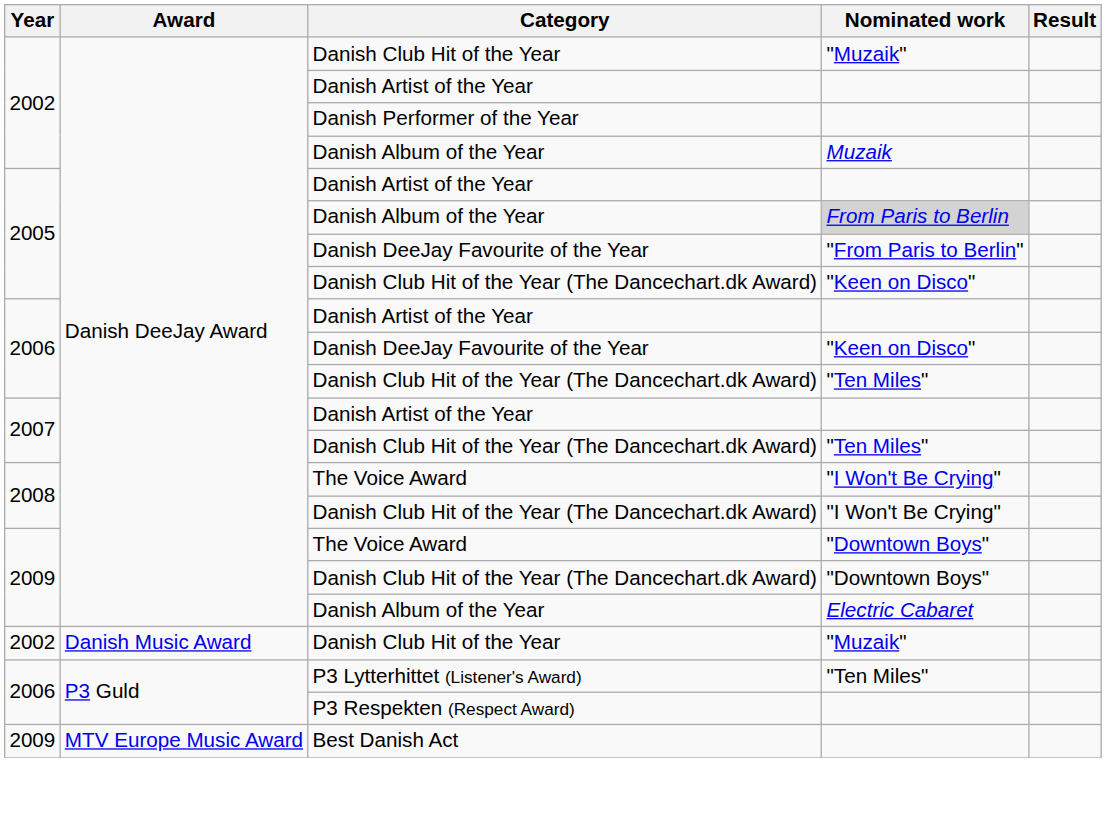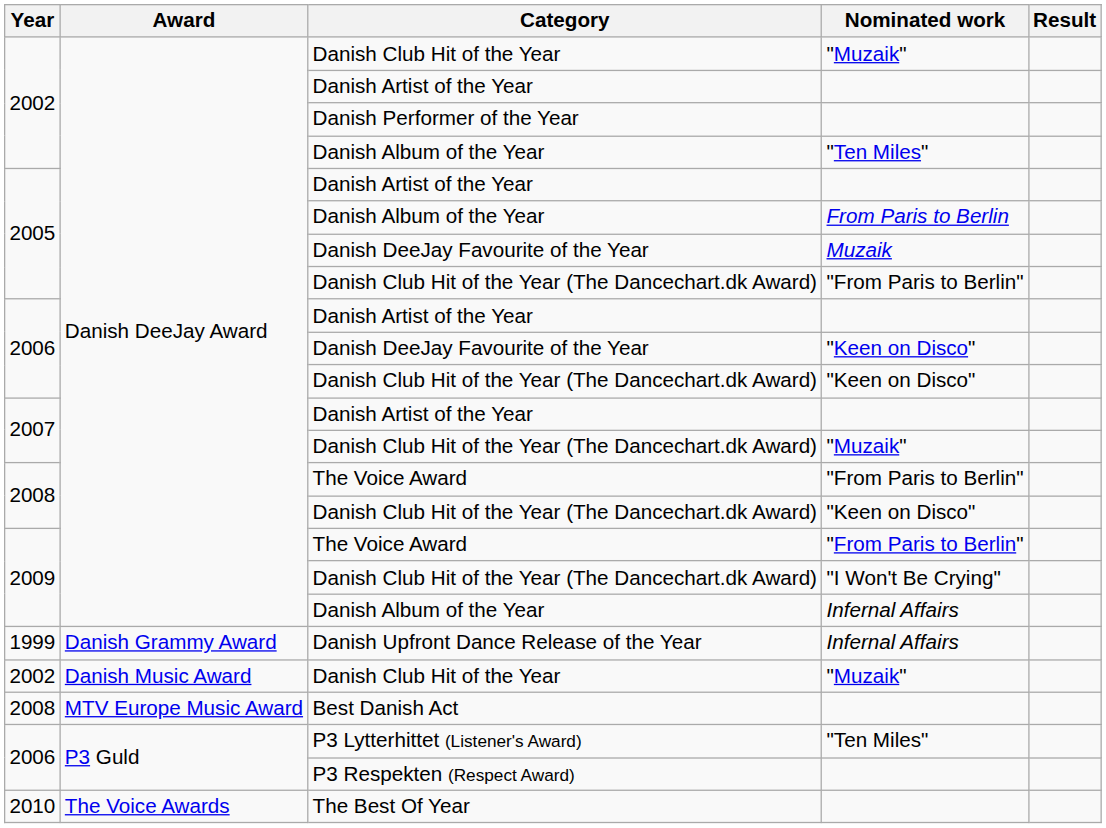(859, 151) Muzaik -> (877, 151) "Ten Miles"
(918, 217) lightgrey background -> (918, 217) no background
(925, 250) "From Paris to Berlin" -> (859, 250) Muzaik
(901, 282) "Keen on Disco" -> (925, 282) "From Paris to Berlin"
(877, 380) "Ten Miles" -> (901, 380) "Keen on Disco"
(877, 446) "Ten Miles" -> (867, 446) "Muzaik"
(914, 479) "I Won't Be Crying" -> (925, 479) "From Paris to Berlin"
(914, 511) "I Won't Be Crying" -> (901, 511) "Keen on Disco"
(908, 544) "Downtown Boys" -> (925, 544) "From Paris to Berlin"
(908, 577) "Downtown Boys" -> (914, 577) "I Won't Be Crying"
(900, 610) Electric Cabaret -> (893, 610) Infernal Affairs
+ row: (32, 642)
+ row: (32, 708)
- row: (32, 741)
+ row: (32, 806)
